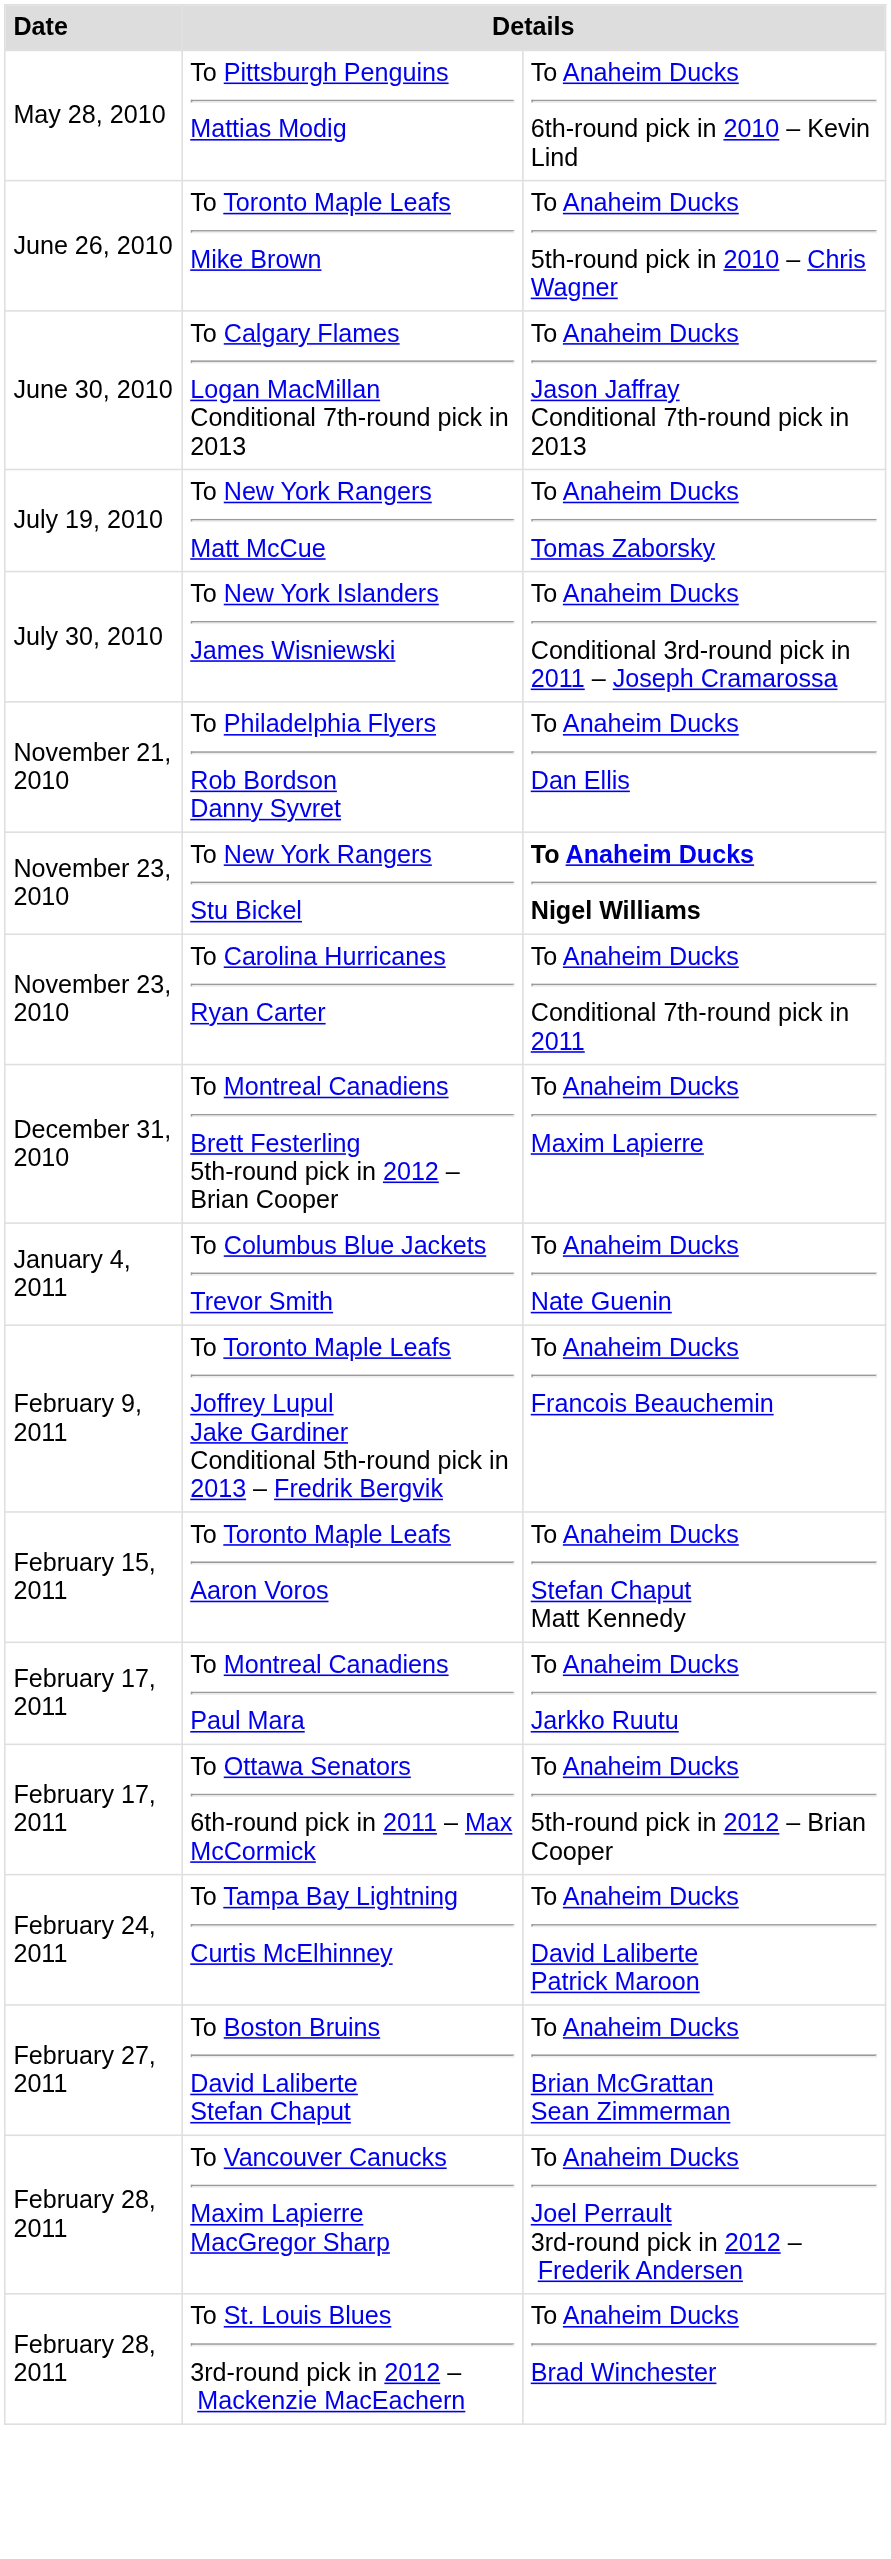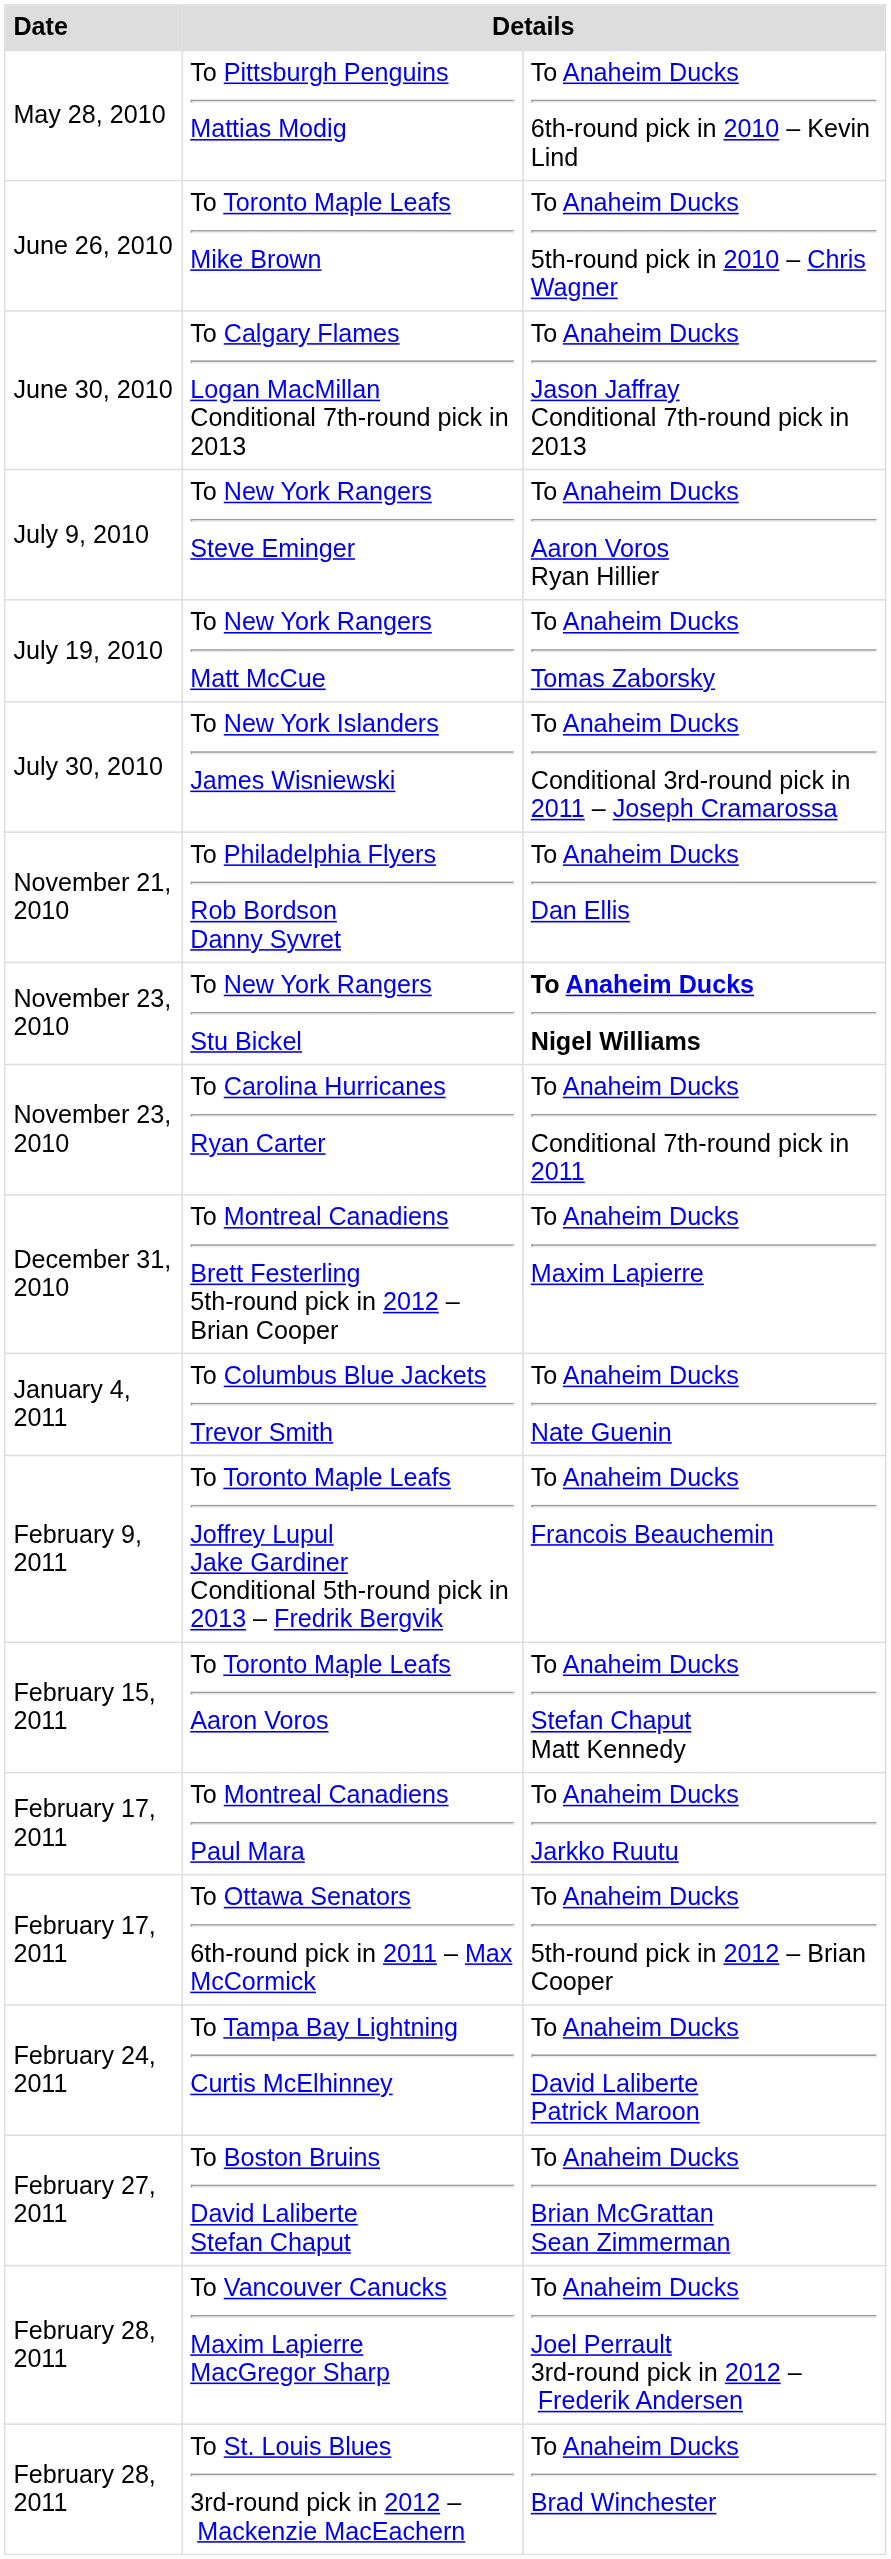+ row: (352, 520)
